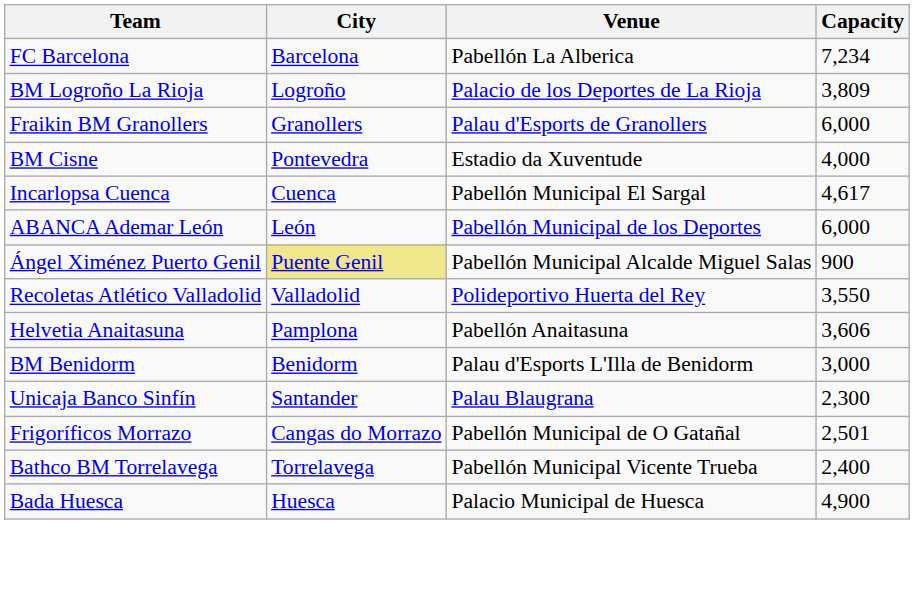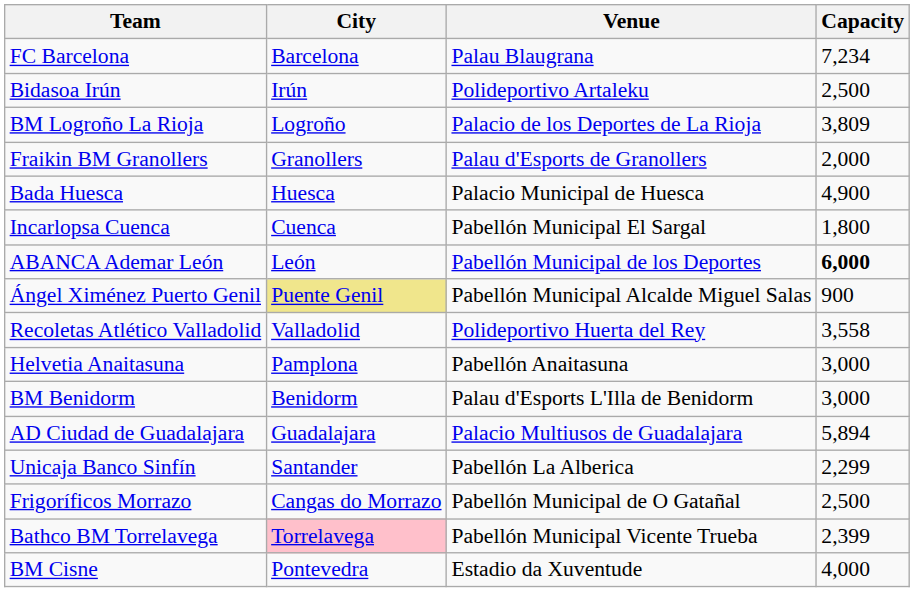(543, 55) Pabellón La Alberica -> (523, 55) Palau Blaugrana
+ row: (65, 90)
(846, 124) 6,000 -> (846, 158) 2,000
rows swapped: (66, 501) <-> (54, 158)
(846, 192) 4,617 -> (846, 227) 1,800
(846, 227) normal -> (846, 261) bold
(846, 295) 3,550 -> (846, 329) 3,558
(846, 329) 3,606 -> (846, 364) 3,000
+ row: (127, 432)
(523, 398) Palau Blaugrana -> (543, 466) Pabellón La Alberica
(846, 398) 2,300 -> (846, 466) 2,299
(846, 432) 2,501 -> (846, 501) 2,500
(323, 466) no background -> (323, 535) pink background
(846, 466) 2,400 -> (846, 535) 2,399
